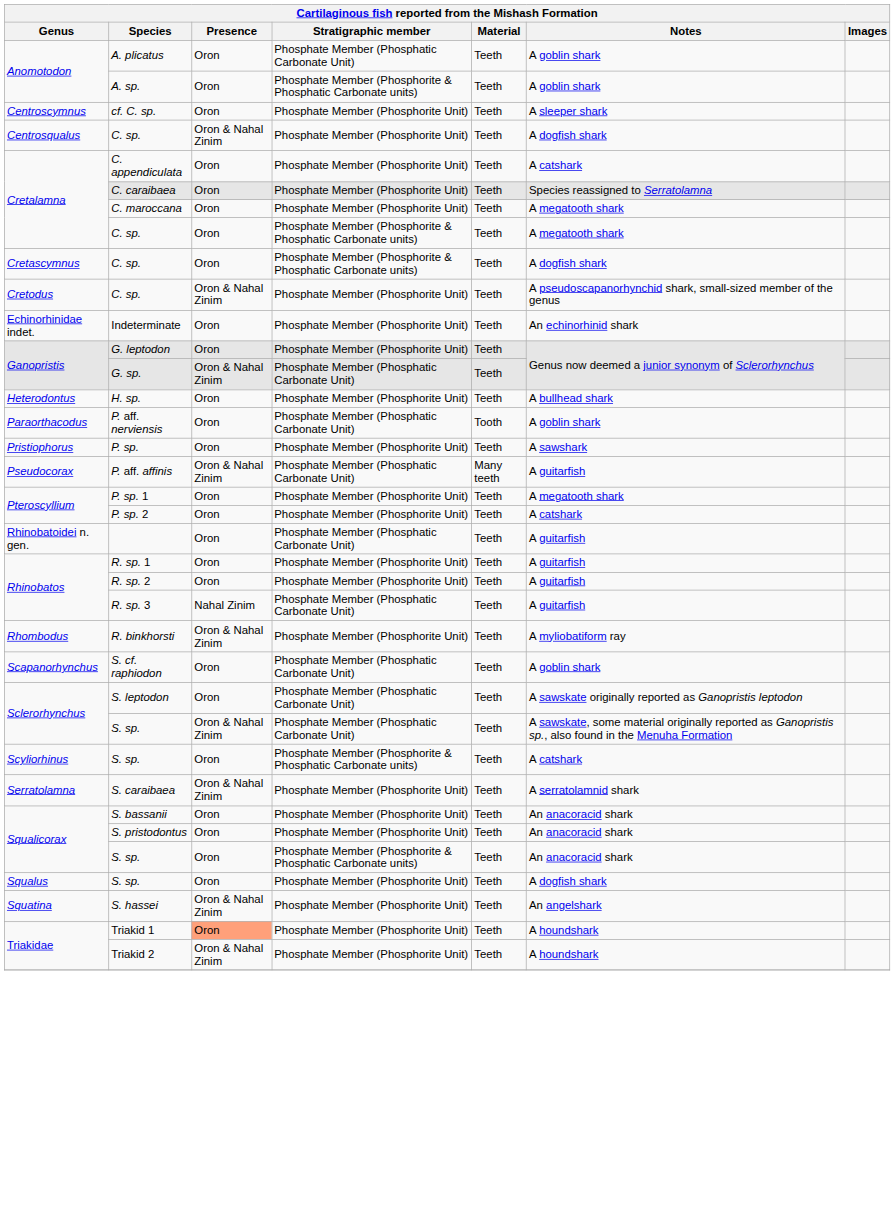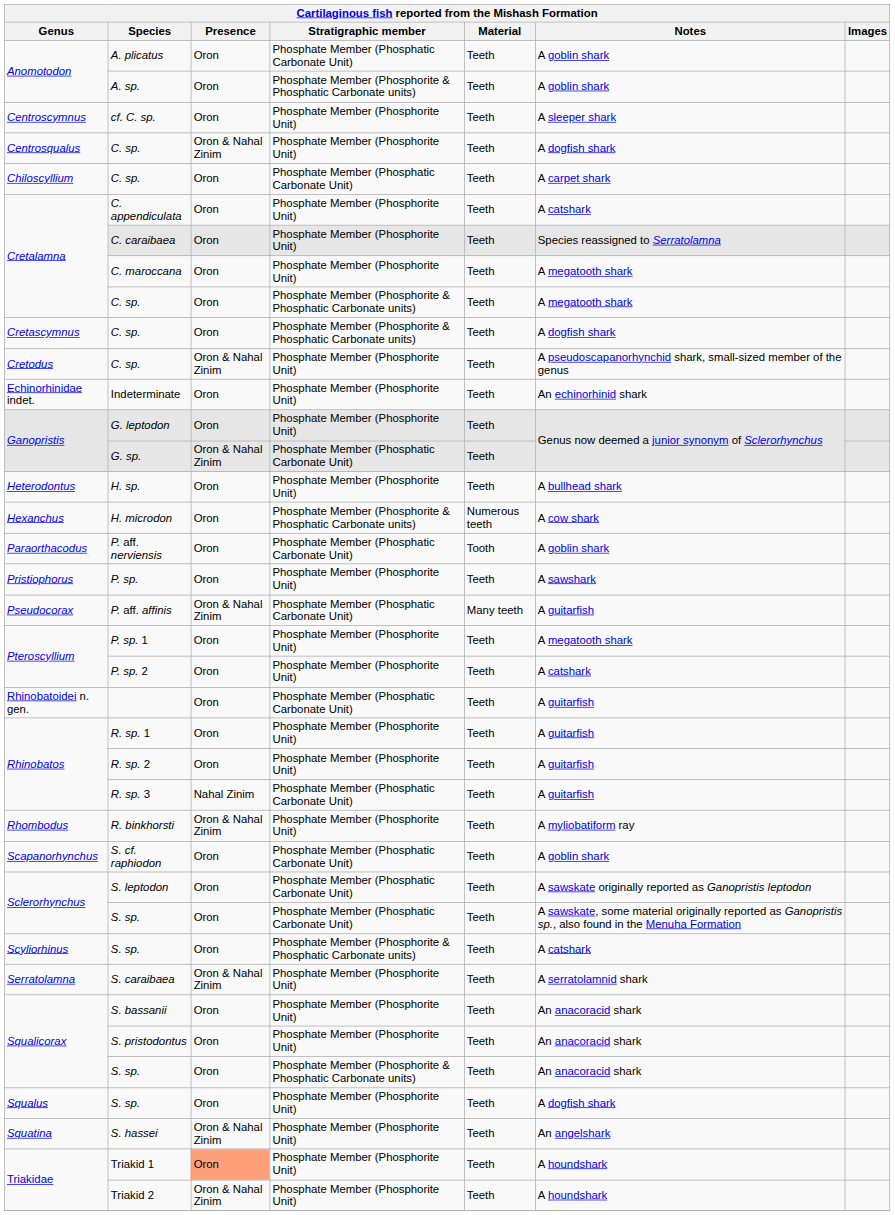+ row: (40, 179)
+ row: (35, 517)
(229, 728) Oron & Nahal Zinim -> (206, 918) Oron
